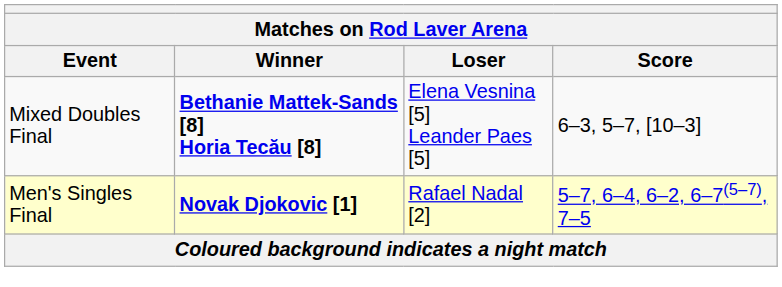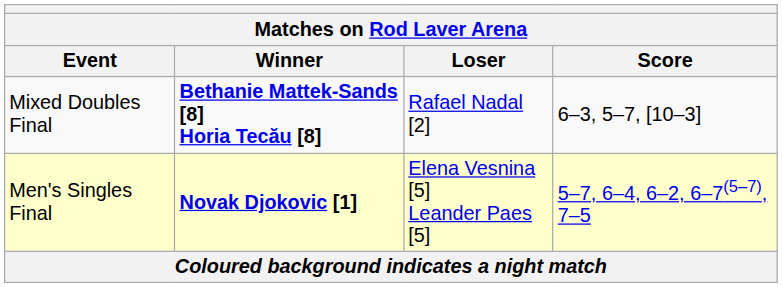(472, 125) Elena Vesnina [5] Leander Paes [5] -> (466, 114) Rafael Nadal [2]
(466, 204) Rafael Nadal [2] -> (472, 201) Elena Vesnina [5] Leander Paes [5]
